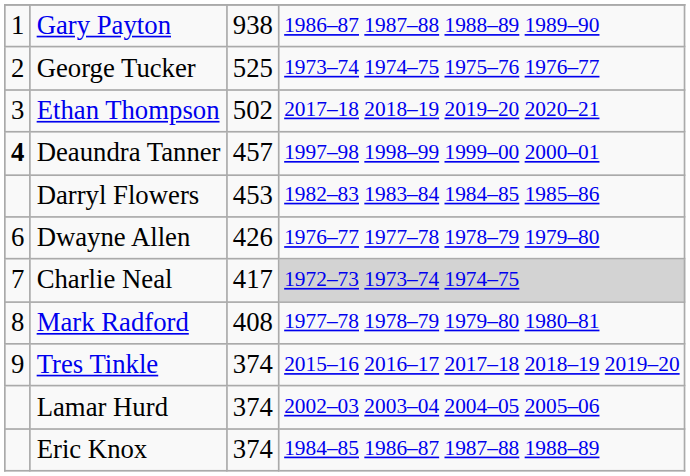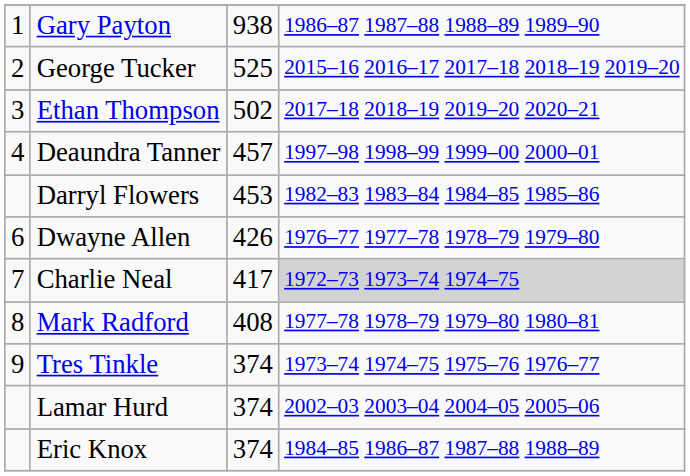(442, 68) 1973–74 1974–75 1975–76 1976–77 -> (482, 68) 2015–16 2016–17 2017–18 2018–19 2019–20
(18, 152) bold -> (18, 152) normal
(482, 364) 2015–16 2016–17 2017–18 2018–19 2019–20 -> (442, 364) 1973–74 1974–75 1975–76 1976–77
